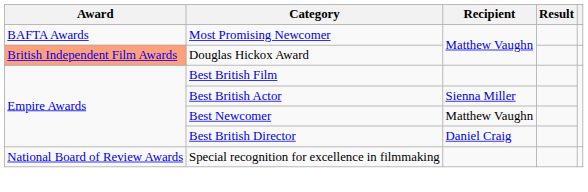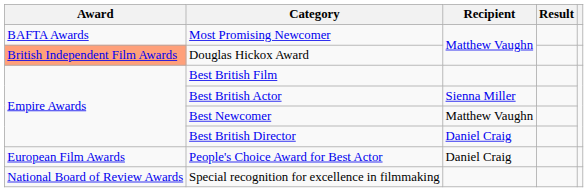+ row: (286, 156)
